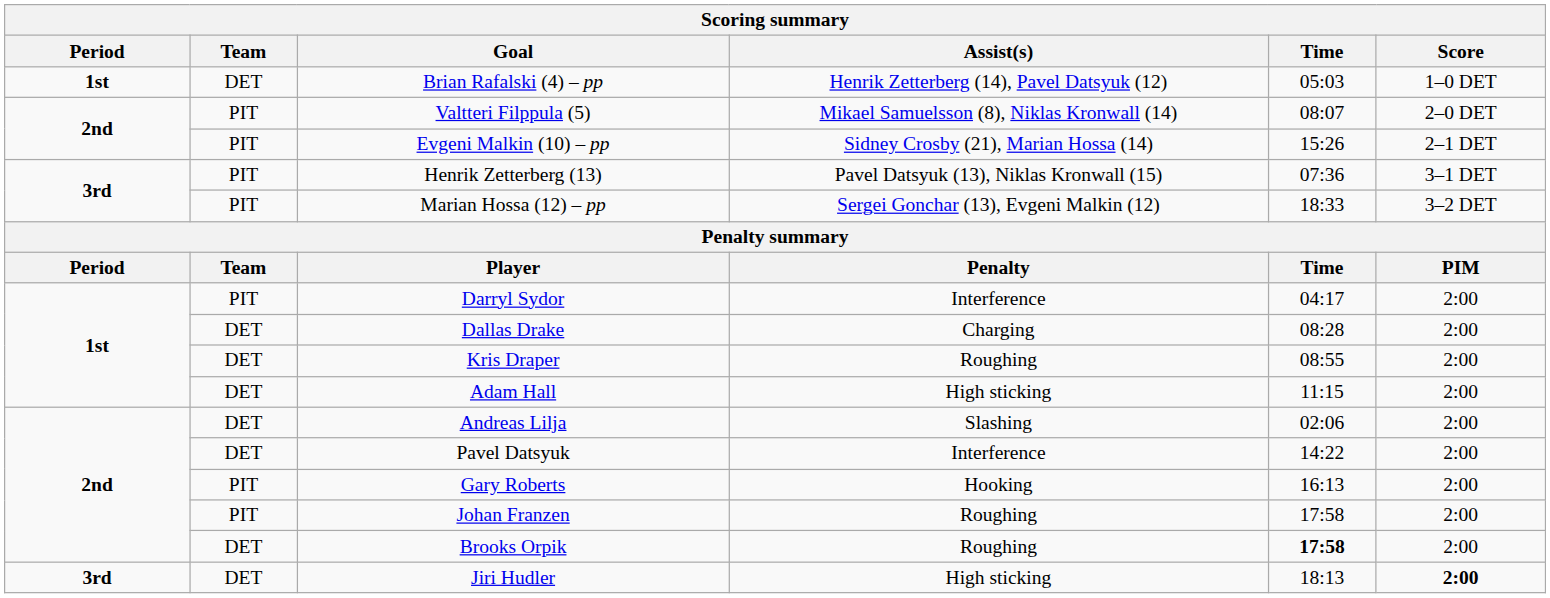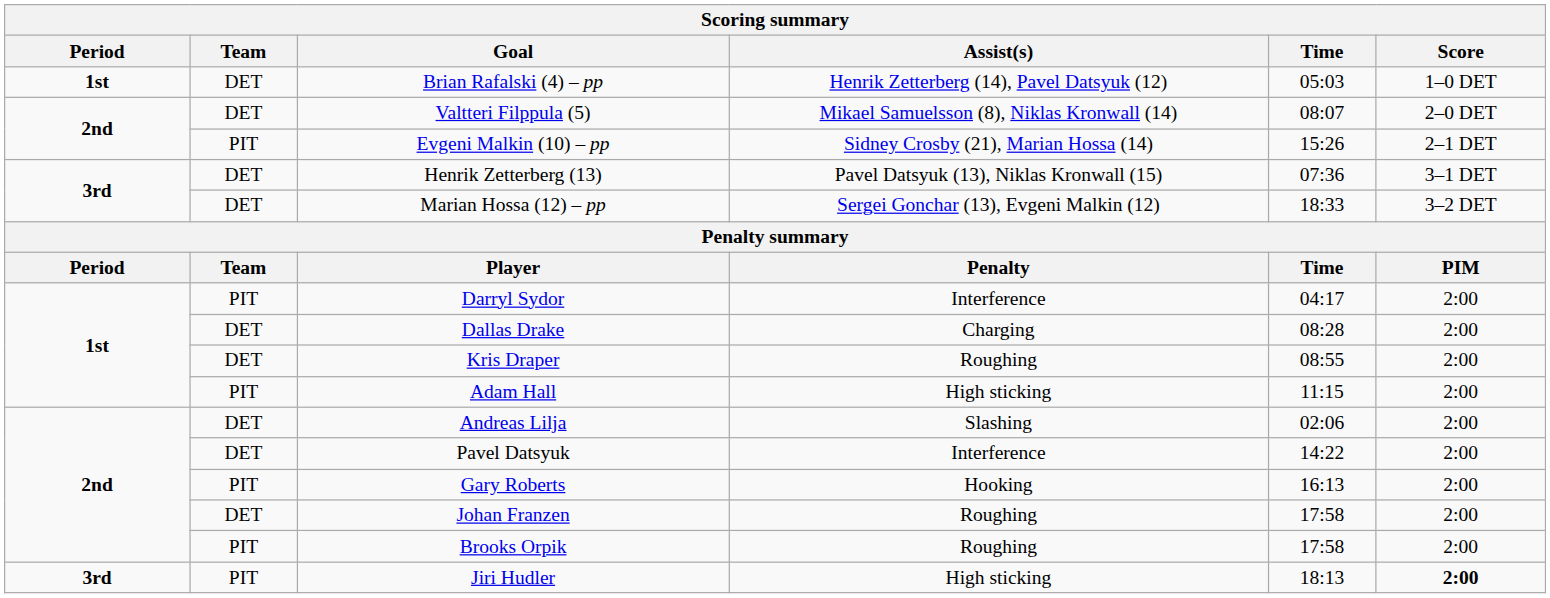(243, 112) PIT -> (243, 112) DET
(243, 174) PIT -> (243, 174) DET
(243, 205) PIT -> (243, 205) DET
(243, 391) DET -> (243, 391) PIT
(243, 515) PIT -> (243, 515) DET
(243, 546) DET -> (243, 546) PIT
(1322, 546) bold -> (1322, 546) normal
(243, 577) DET -> (243, 577) PIT
